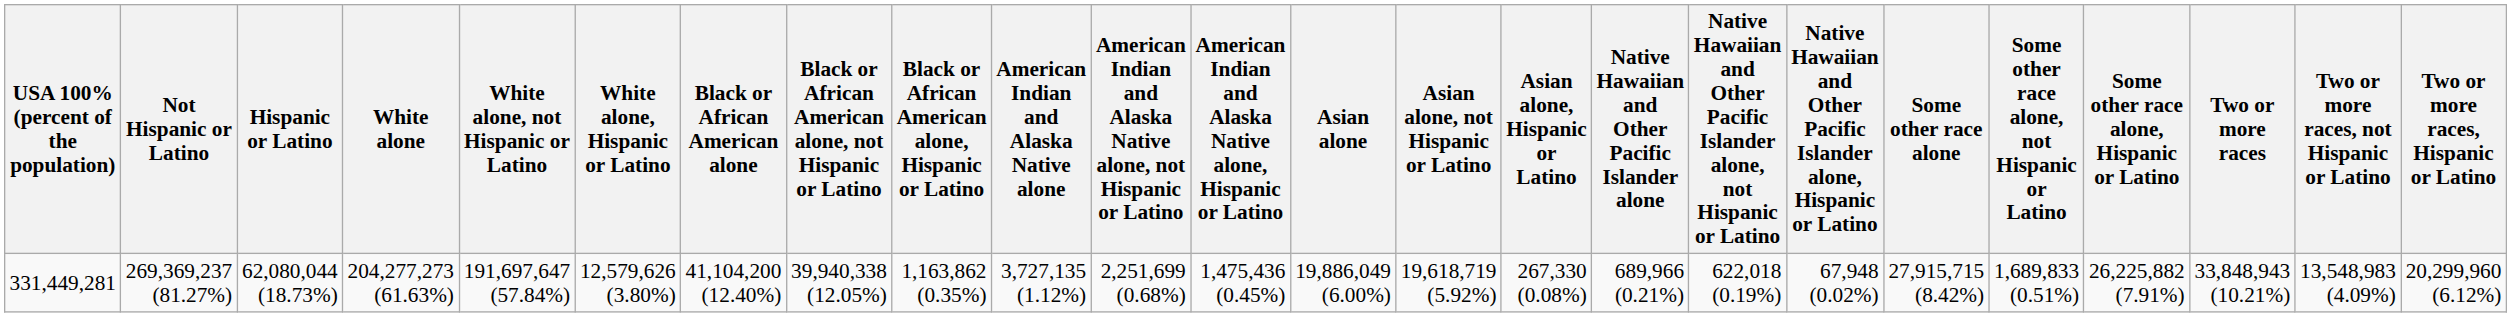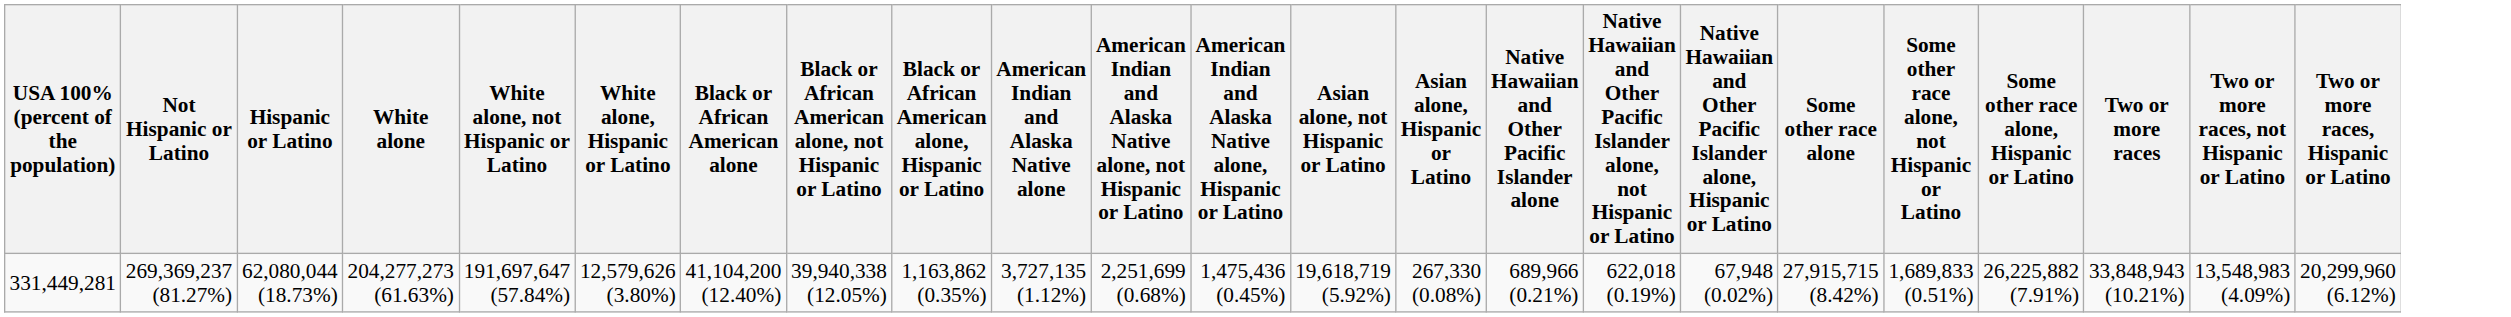- column: (1343, 129)
